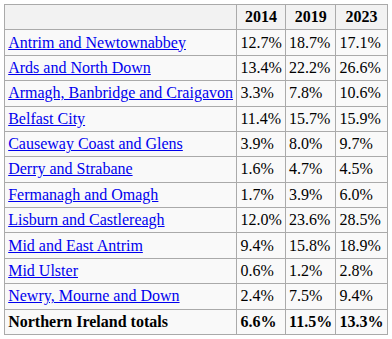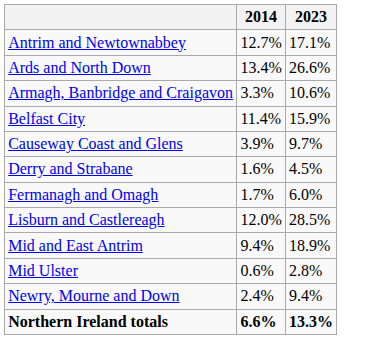- column: (311, 17)
